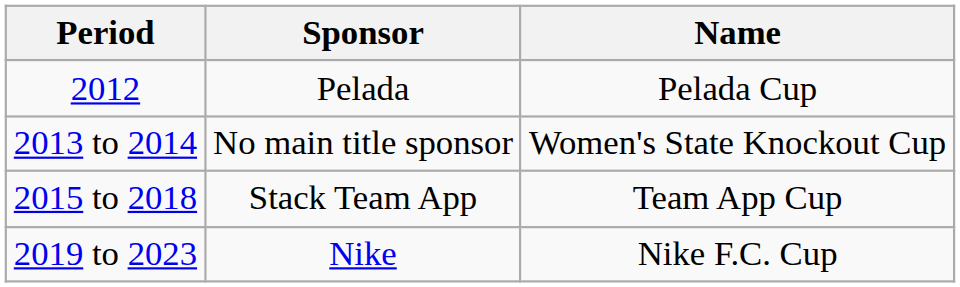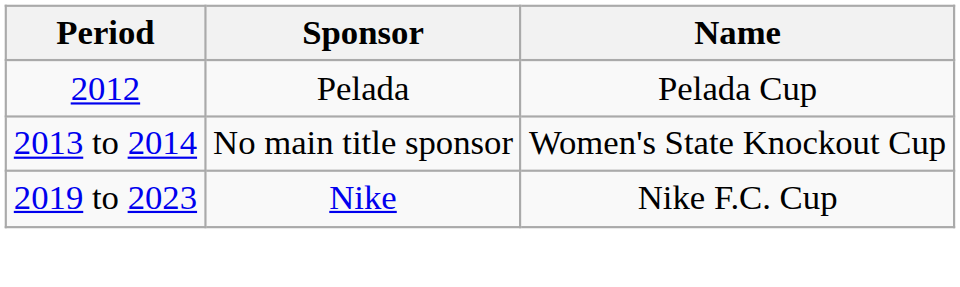- row: (105, 197)
